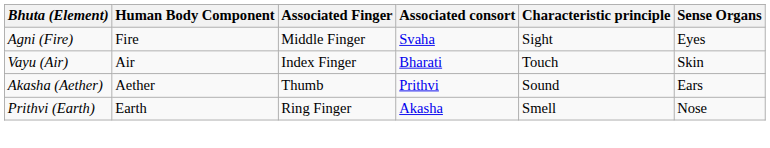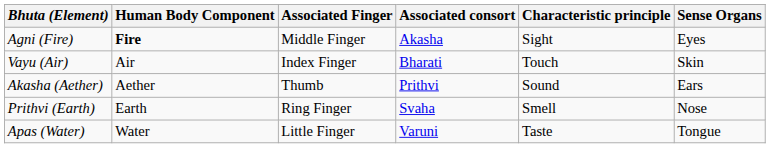(127, 39) normal -> (128, 39) bold
(417, 39) Svaha -> (421, 39) Akasha
(421, 108) Akasha -> (417, 108) Svaha
+ row: (46, 131)
